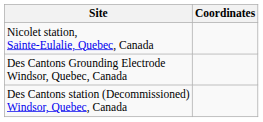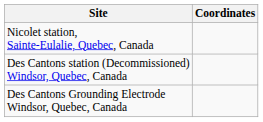rows swapped: (98, 100) <-> (86, 69)
